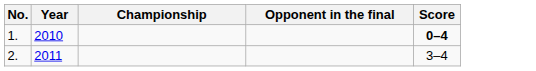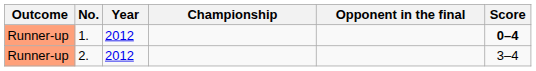+ column: (40, 14)
(49, 35) 2010 -> (119, 35) 2012
(48, 55) 2011 -> (119, 55) 2012
